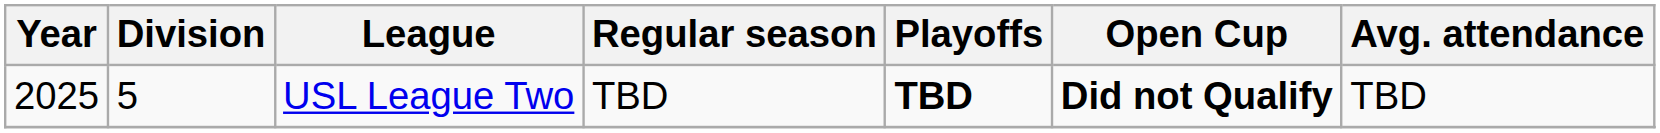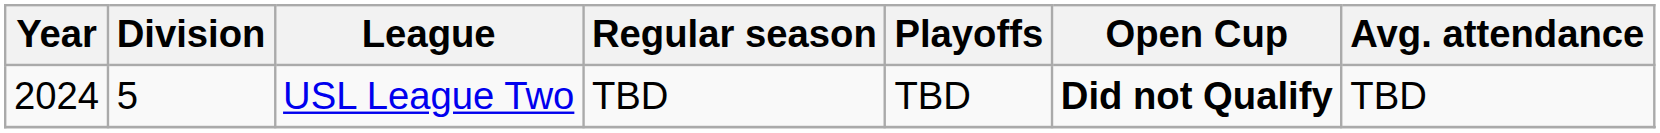(57, 95) 2025 -> (57, 95) 2024
(934, 95) bold -> (933, 95) normal
